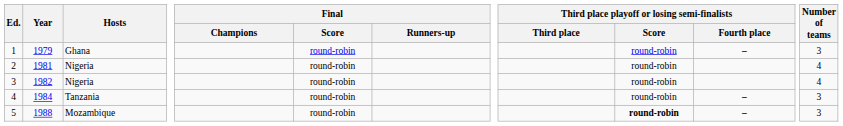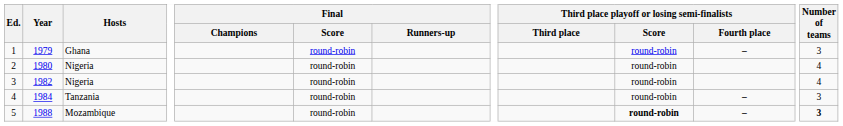(43, 66) 1981 -> (43, 66) 1980
(819, 113) normal -> (819, 113) bold
